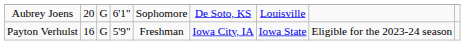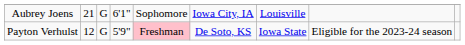(89, 13) 20 -> (89, 13) 21
(223, 13) De Soto, KS -> (223, 13) Iowa City, IA
(89, 31) 16 -> (89, 31) 12
(162, 31) no background -> (162, 31) pink background
(223, 31) Iowa City, IA -> (223, 31) De Soto, KS
